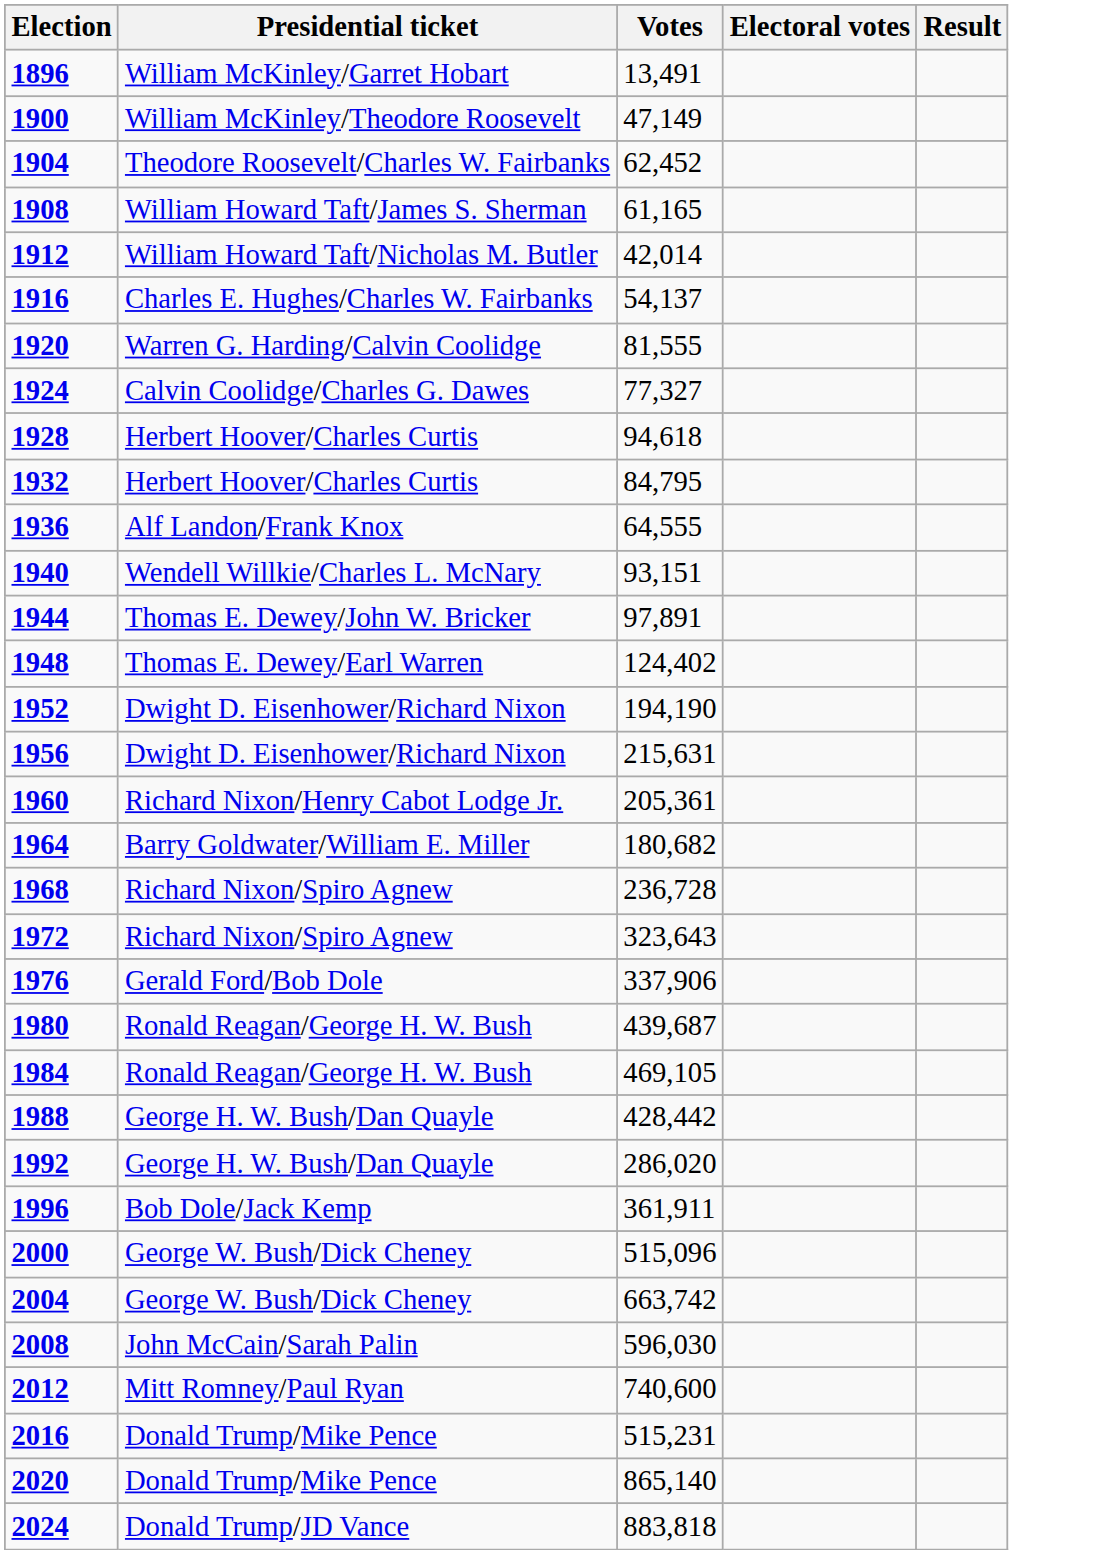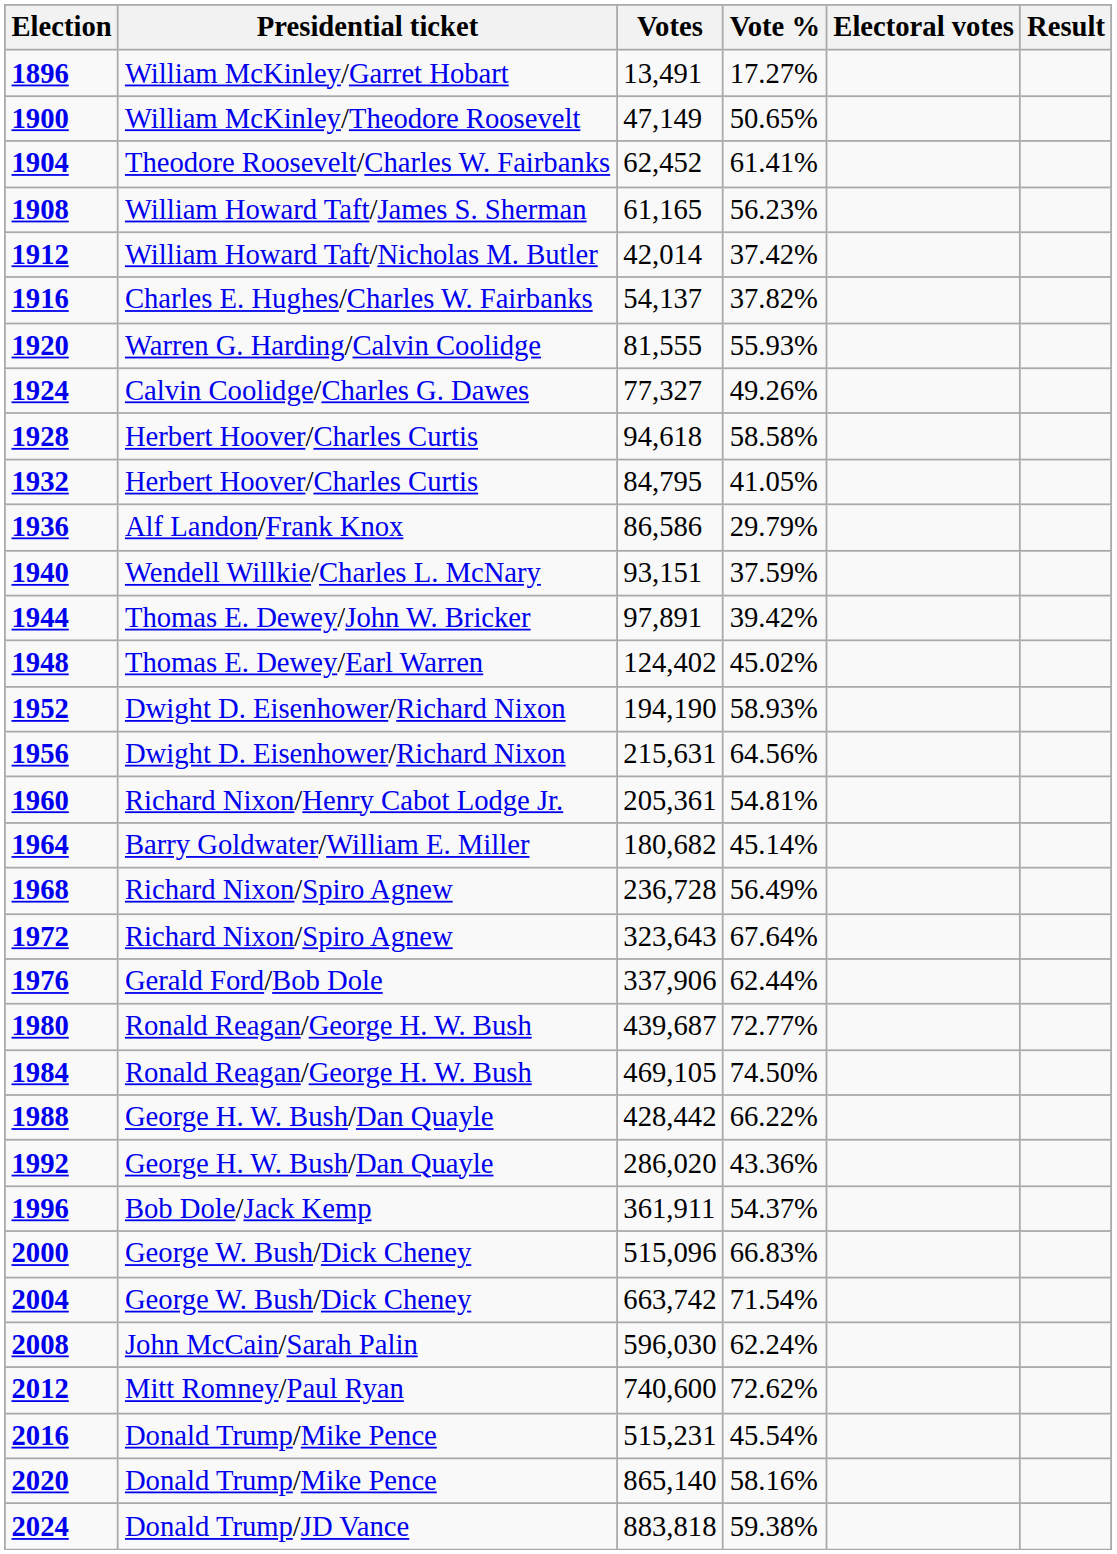+ column: (775, 27)
(663, 526) 64,555 -> (663, 526) 86,586
